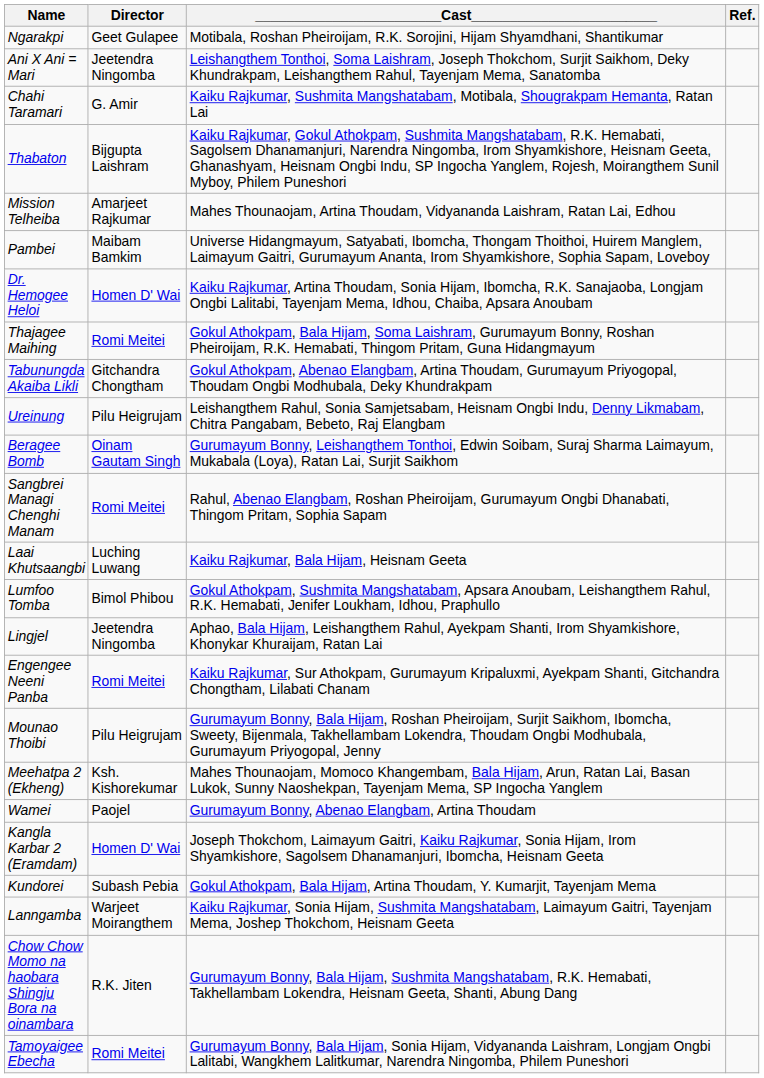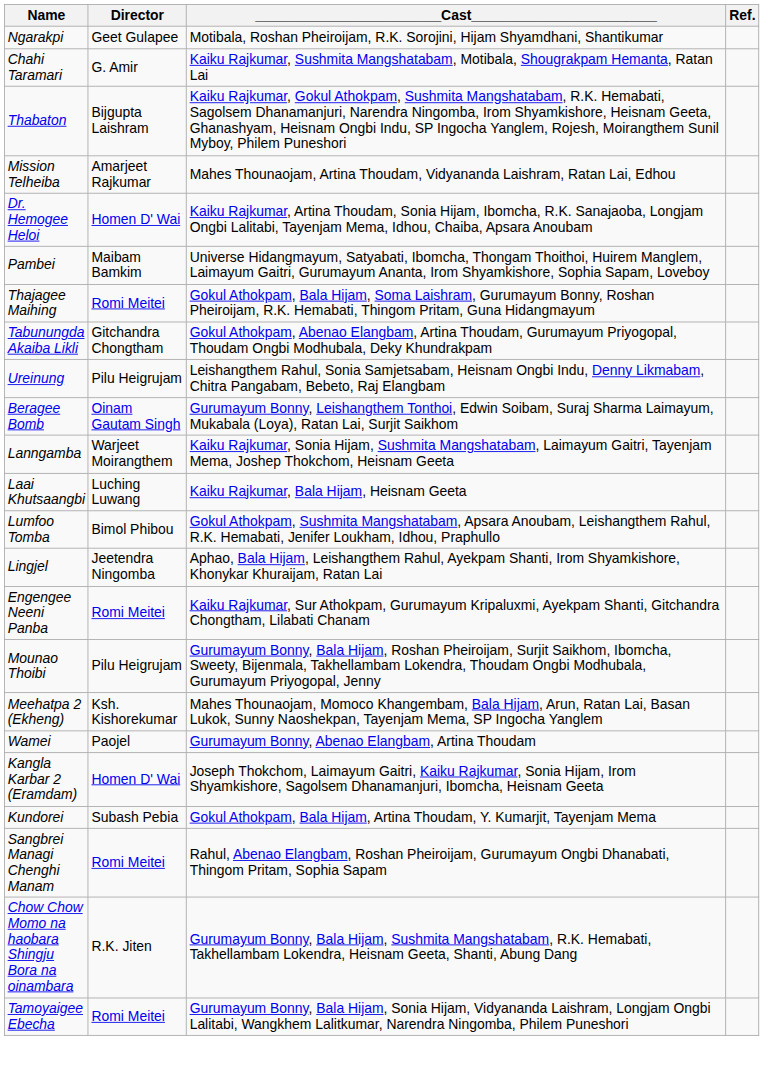- row: (42, 67)
rows swapped: (38, 295) <-> (31, 249)
rows swapped: (36, 507) <-> (44, 916)
